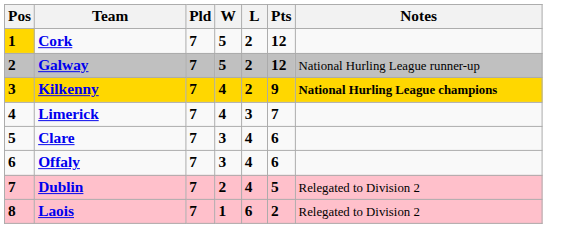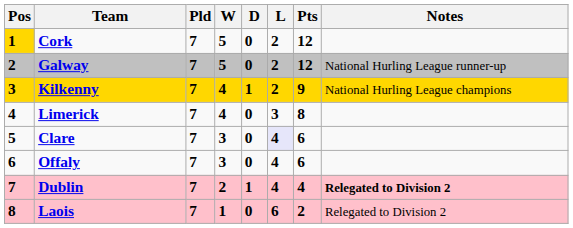+ column: (254, 16)
(398, 89) bold -> (418, 90) normal
(275, 114) 7 -> (301, 114) 8
(249, 138) no background -> (275, 138) lavender background
(275, 187) 5 -> (301, 187) 4
(359, 188) normal -> (388, 187) bold
